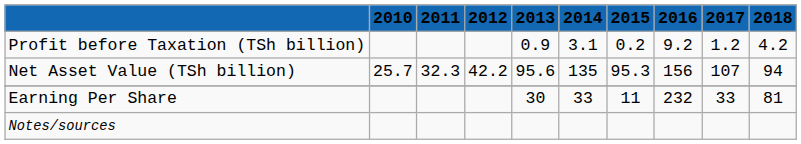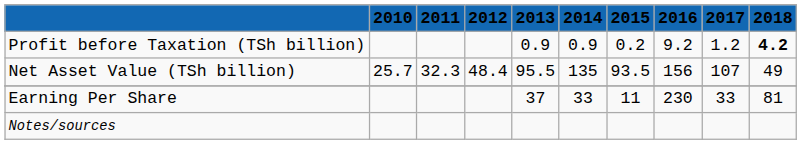(583, 45) 3.1 -> (583, 45) 0.9
(773, 45) normal -> (773, 45) bold
(488, 72) 42.2 -> (488, 72) 48.4
(535, 72) 95.6 -> (535, 72) 95.5
(630, 72) 95.3 -> (630, 72) 93.5
(773, 72) 94 -> (773, 72) 49
(535, 99) 30 -> (535, 99) 37
(678, 99) 232 -> (678, 99) 230
